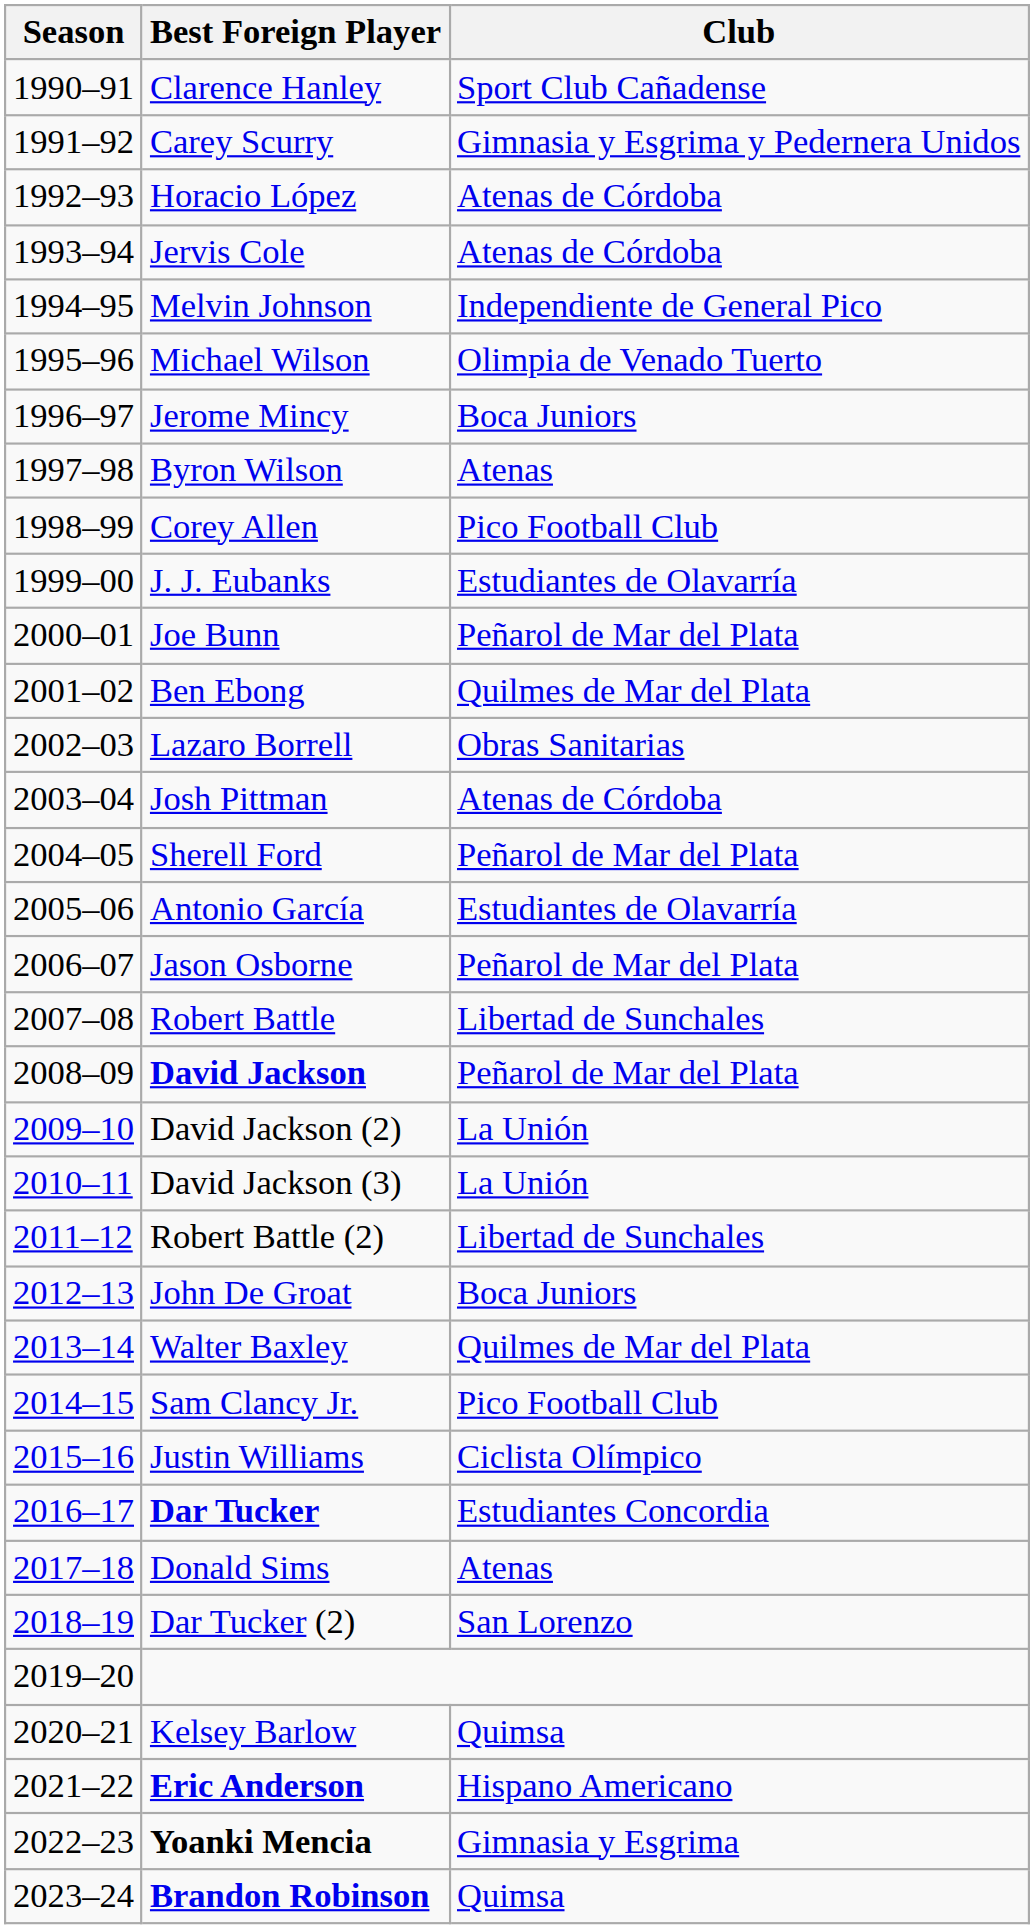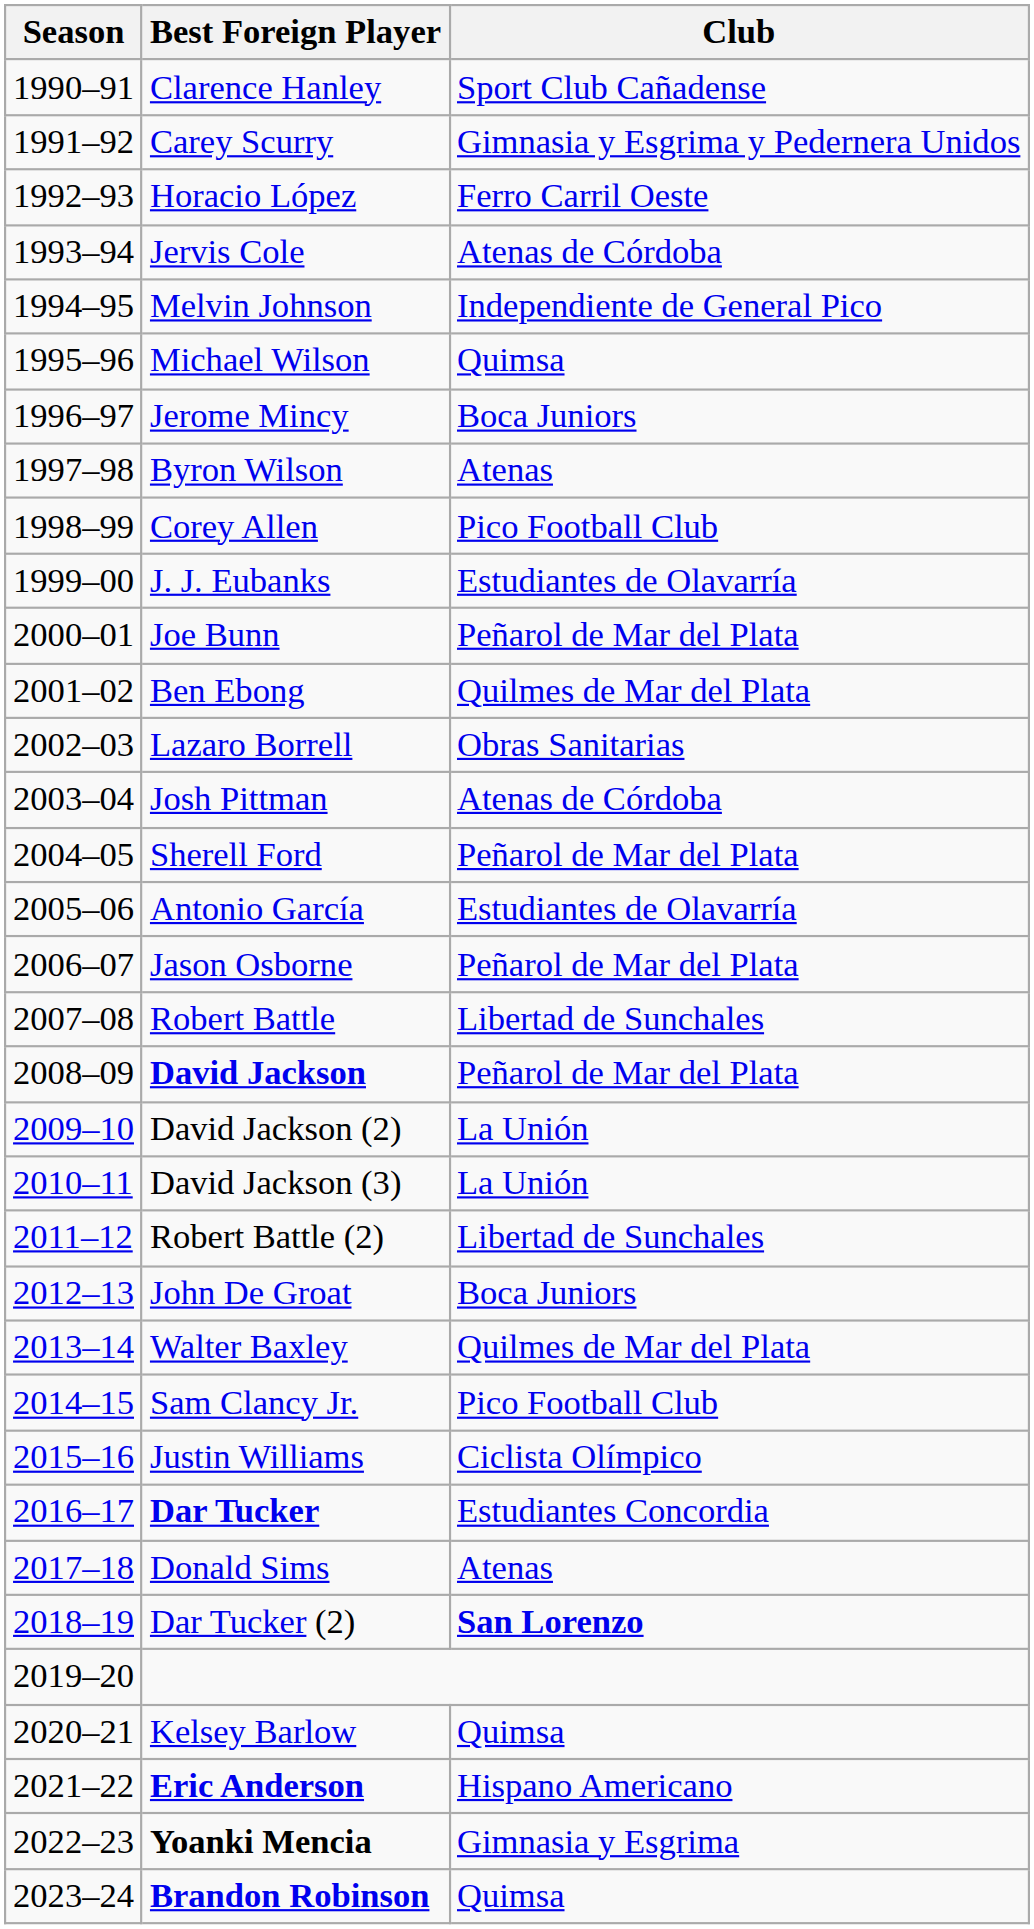(589, 196) Atenas de Córdoba -> (583, 196) Ferro Carril Oeste
(640, 360) Olimpia de Venado Tuerto -> (511, 360) Quimsa
(545, 1621) normal -> (550, 1621) bold
